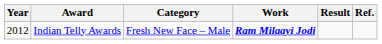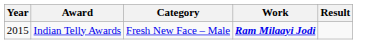- column: (365, 13)
(18, 30) 2012 -> (18, 30) 2015
